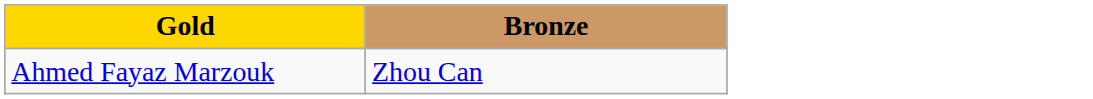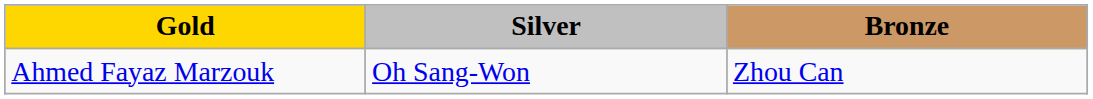+ column: (546, 26)
